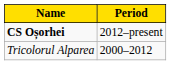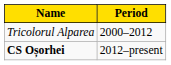rows swapped: (51, 50) <-> (36, 32)
